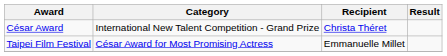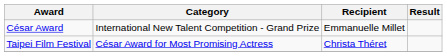(355, 28) Christa Théret -> (364, 28) Emmanuelle Millet
(364, 43) Emmanuelle Millet -> (355, 43) Christa Théret
